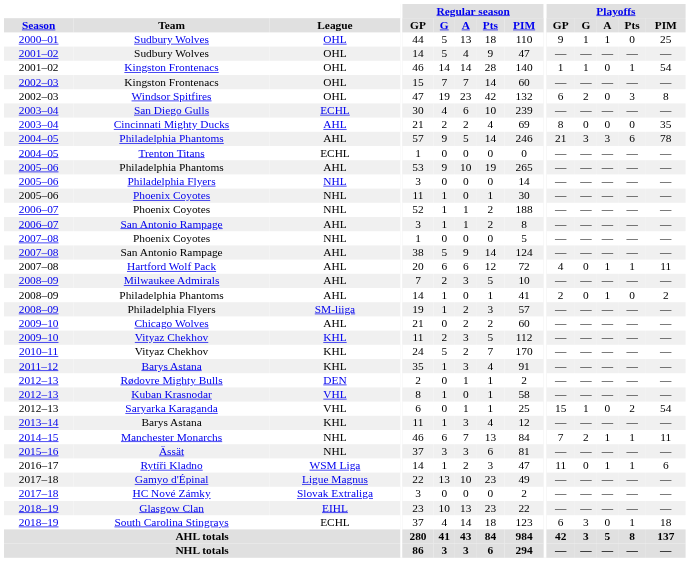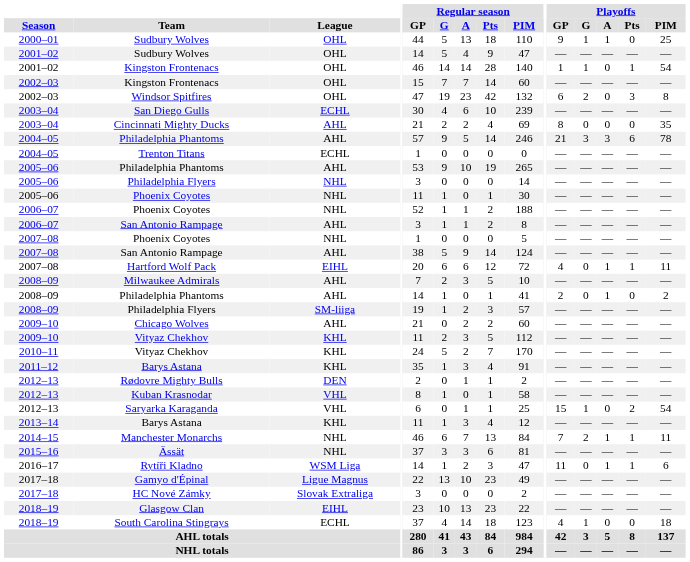(335, 266) AHL -> (335, 266) EIHL
(561, 522) 6 -> (561, 522) 4
(586, 522) 3 -> (586, 522) 1
(632, 522) 1 -> (632, 522) 0
